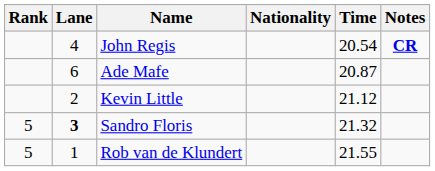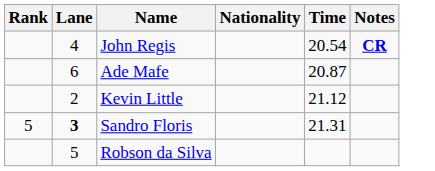(358, 125) 21.32 -> (327, 125) 21.31
- row: (171, 152)
+ row: (156, 152)
